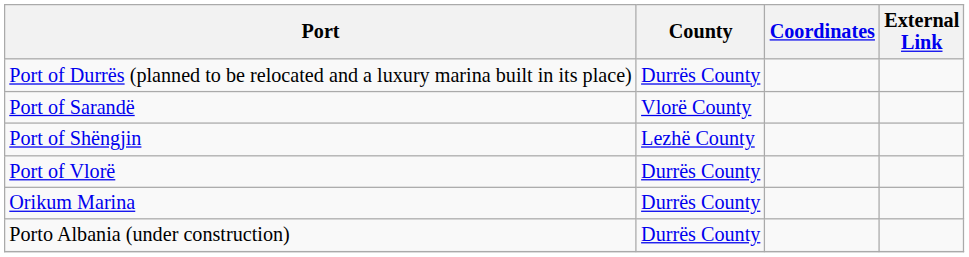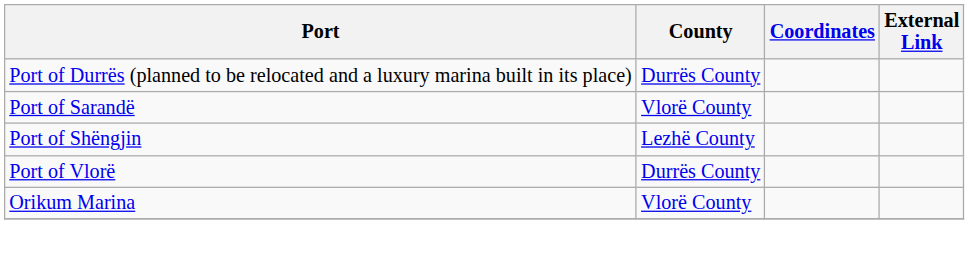(701, 203) Durrës County -> (696, 203) Vlorë County
- row: (150, 235)
